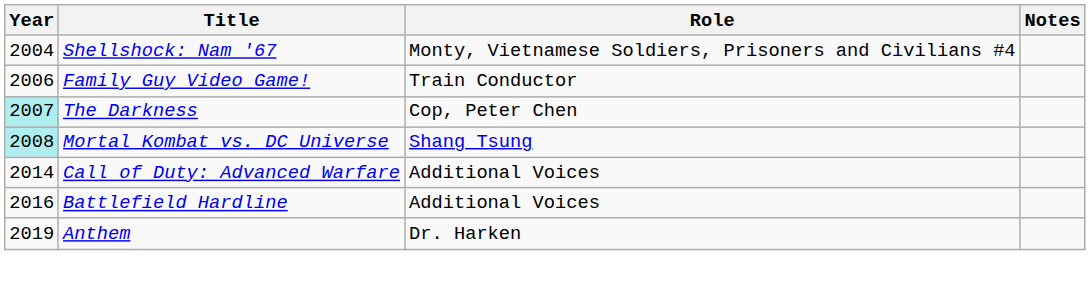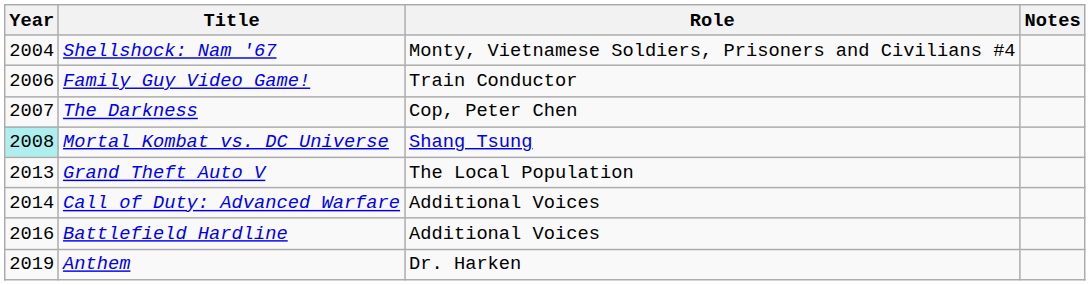(32, 112) paleturquoise background -> (32, 112) no background
+ row: (164, 173)
